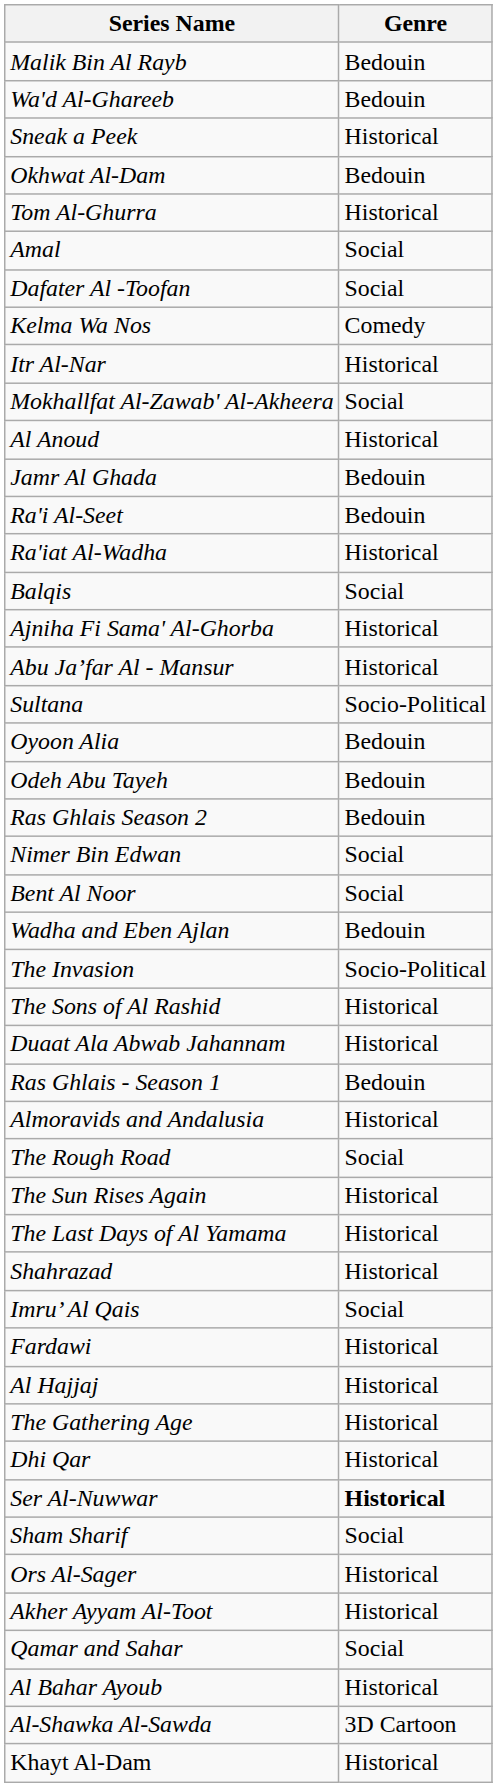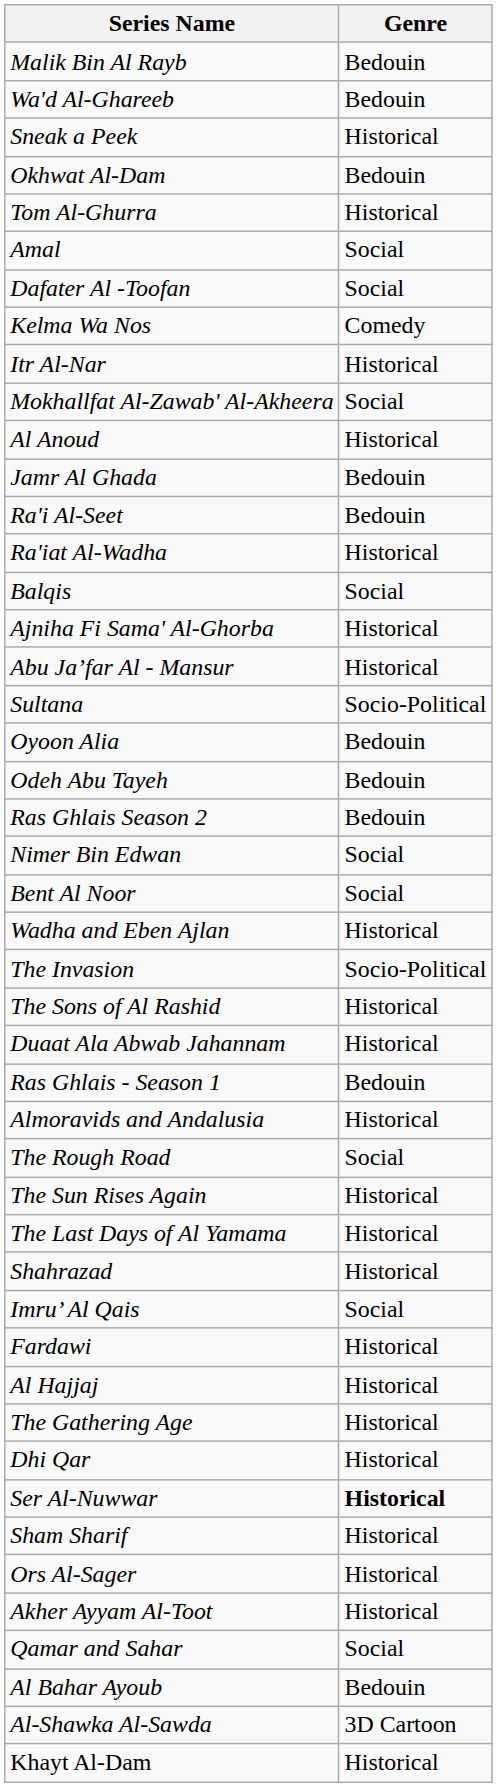(385, 930) Bedouin -> (392, 930) Historical
(374, 1535) Social -> (392, 1535) Historical
(392, 1686) Historical -> (385, 1686) Bedouin
